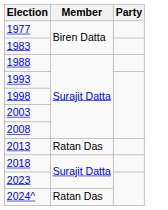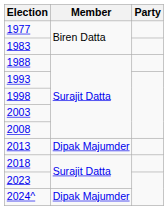(78, 146) Ratan Das -> (91, 146) Dipak Majumder
(78, 197) Ratan Das -> (91, 197) Dipak Majumder
